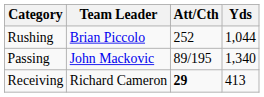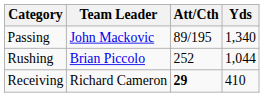rows swapped: (29, 59) <-> (31, 37)
(235, 80) 413 -> (235, 80) 410
